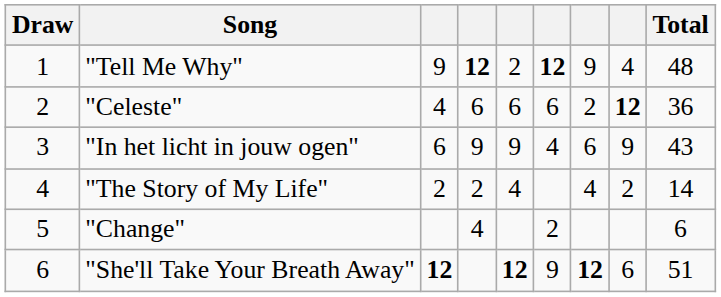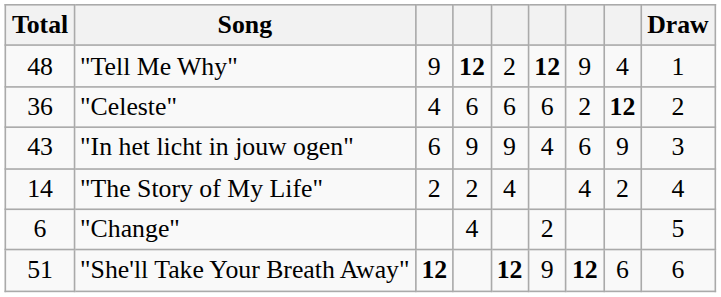columns swapped: (43, 24) <-> (681, 24)
